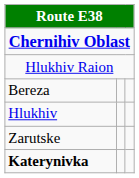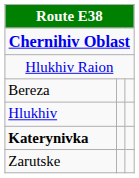rows swapped: (34, 137) <-> (48, 161)
